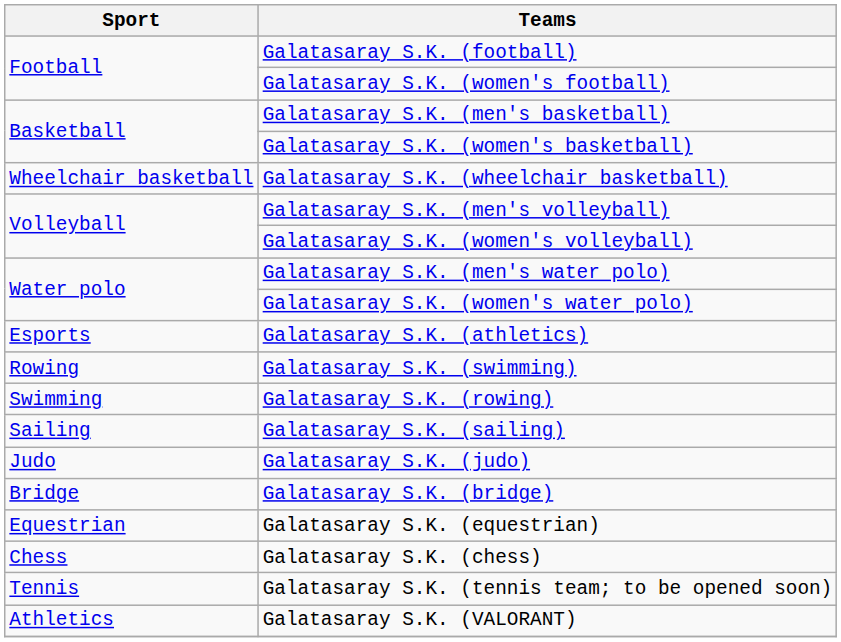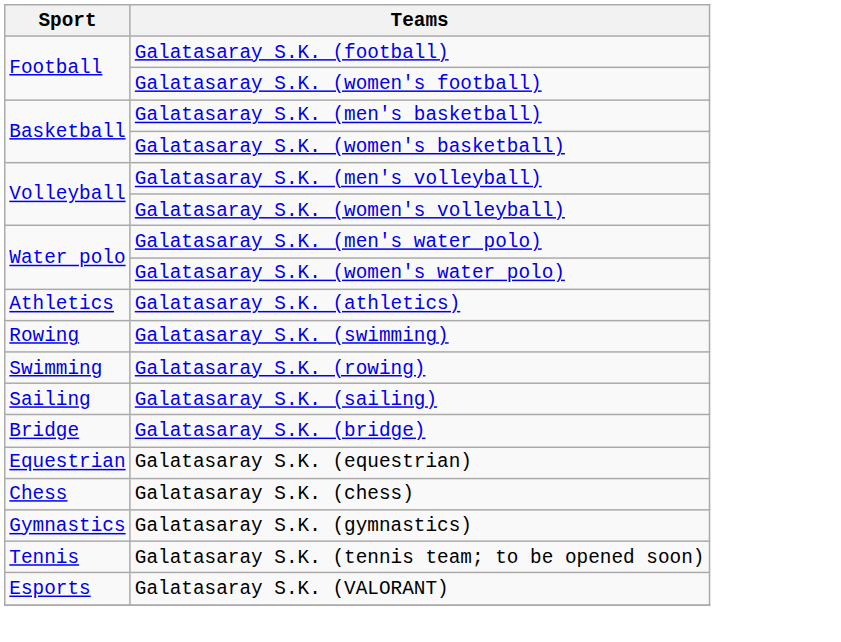- row: (495, 178)
(50, 336) Esports -> (62, 305) Athletics
- row: (396, 463)
+ row: (303, 526)
(62, 620) Athletics -> (50, 589) Esports
